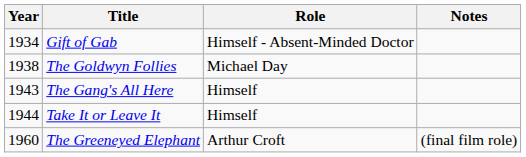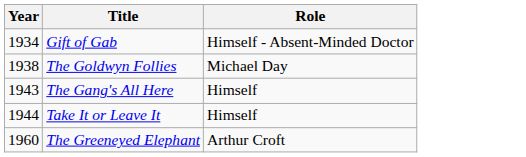- column: (469, 16)
